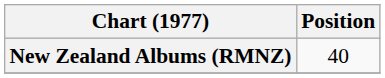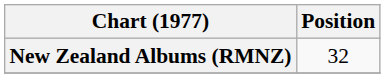(338, 55) 40 -> (338, 55) 32
